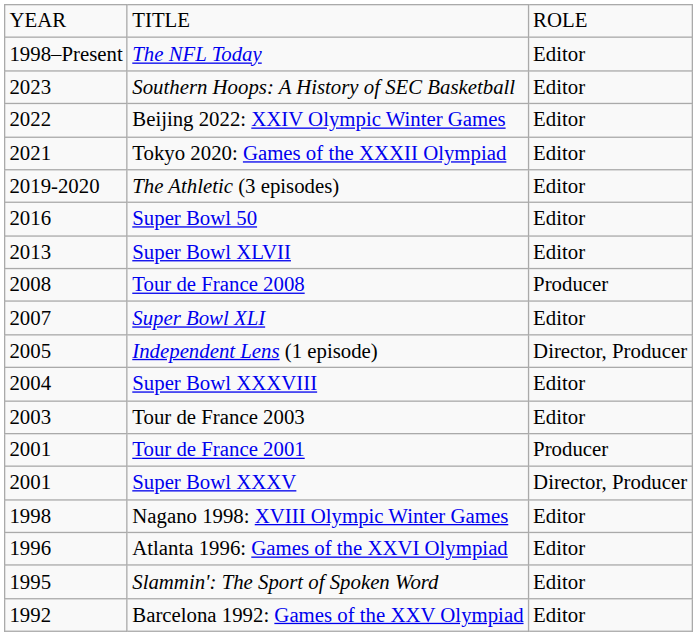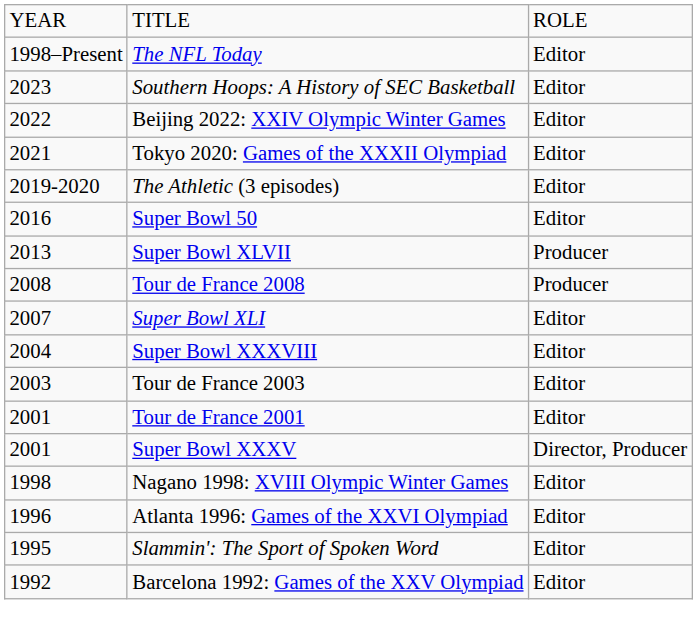(559, 251) Editor -> (571, 251) Producer
- row: (255, 350)
(571, 449) Producer -> (559, 416) Editor
